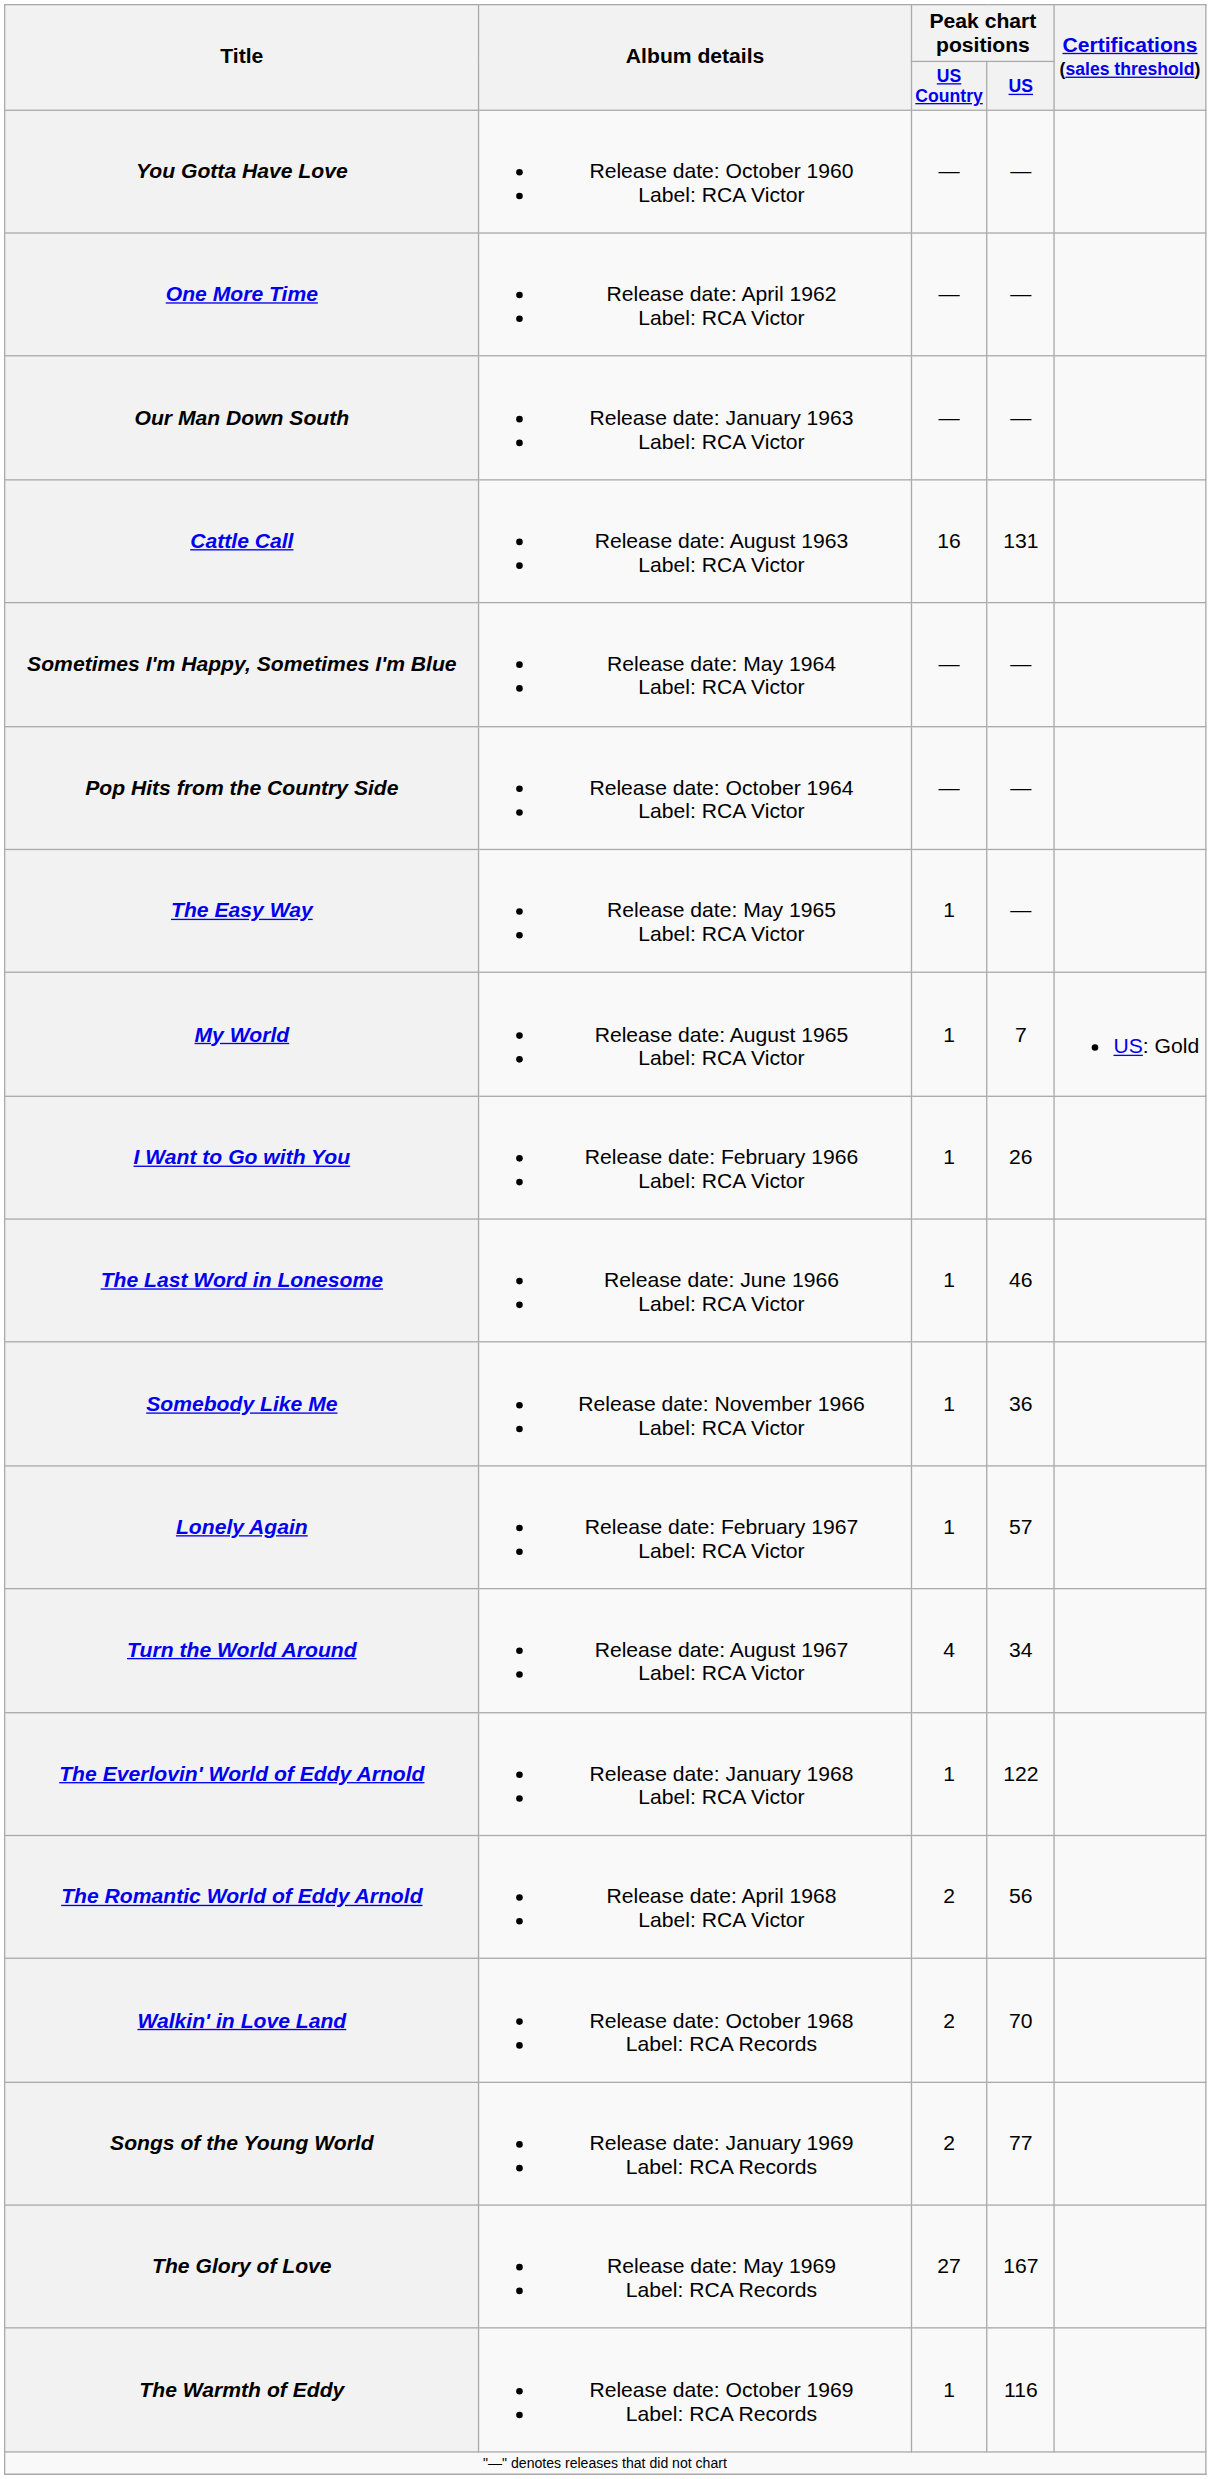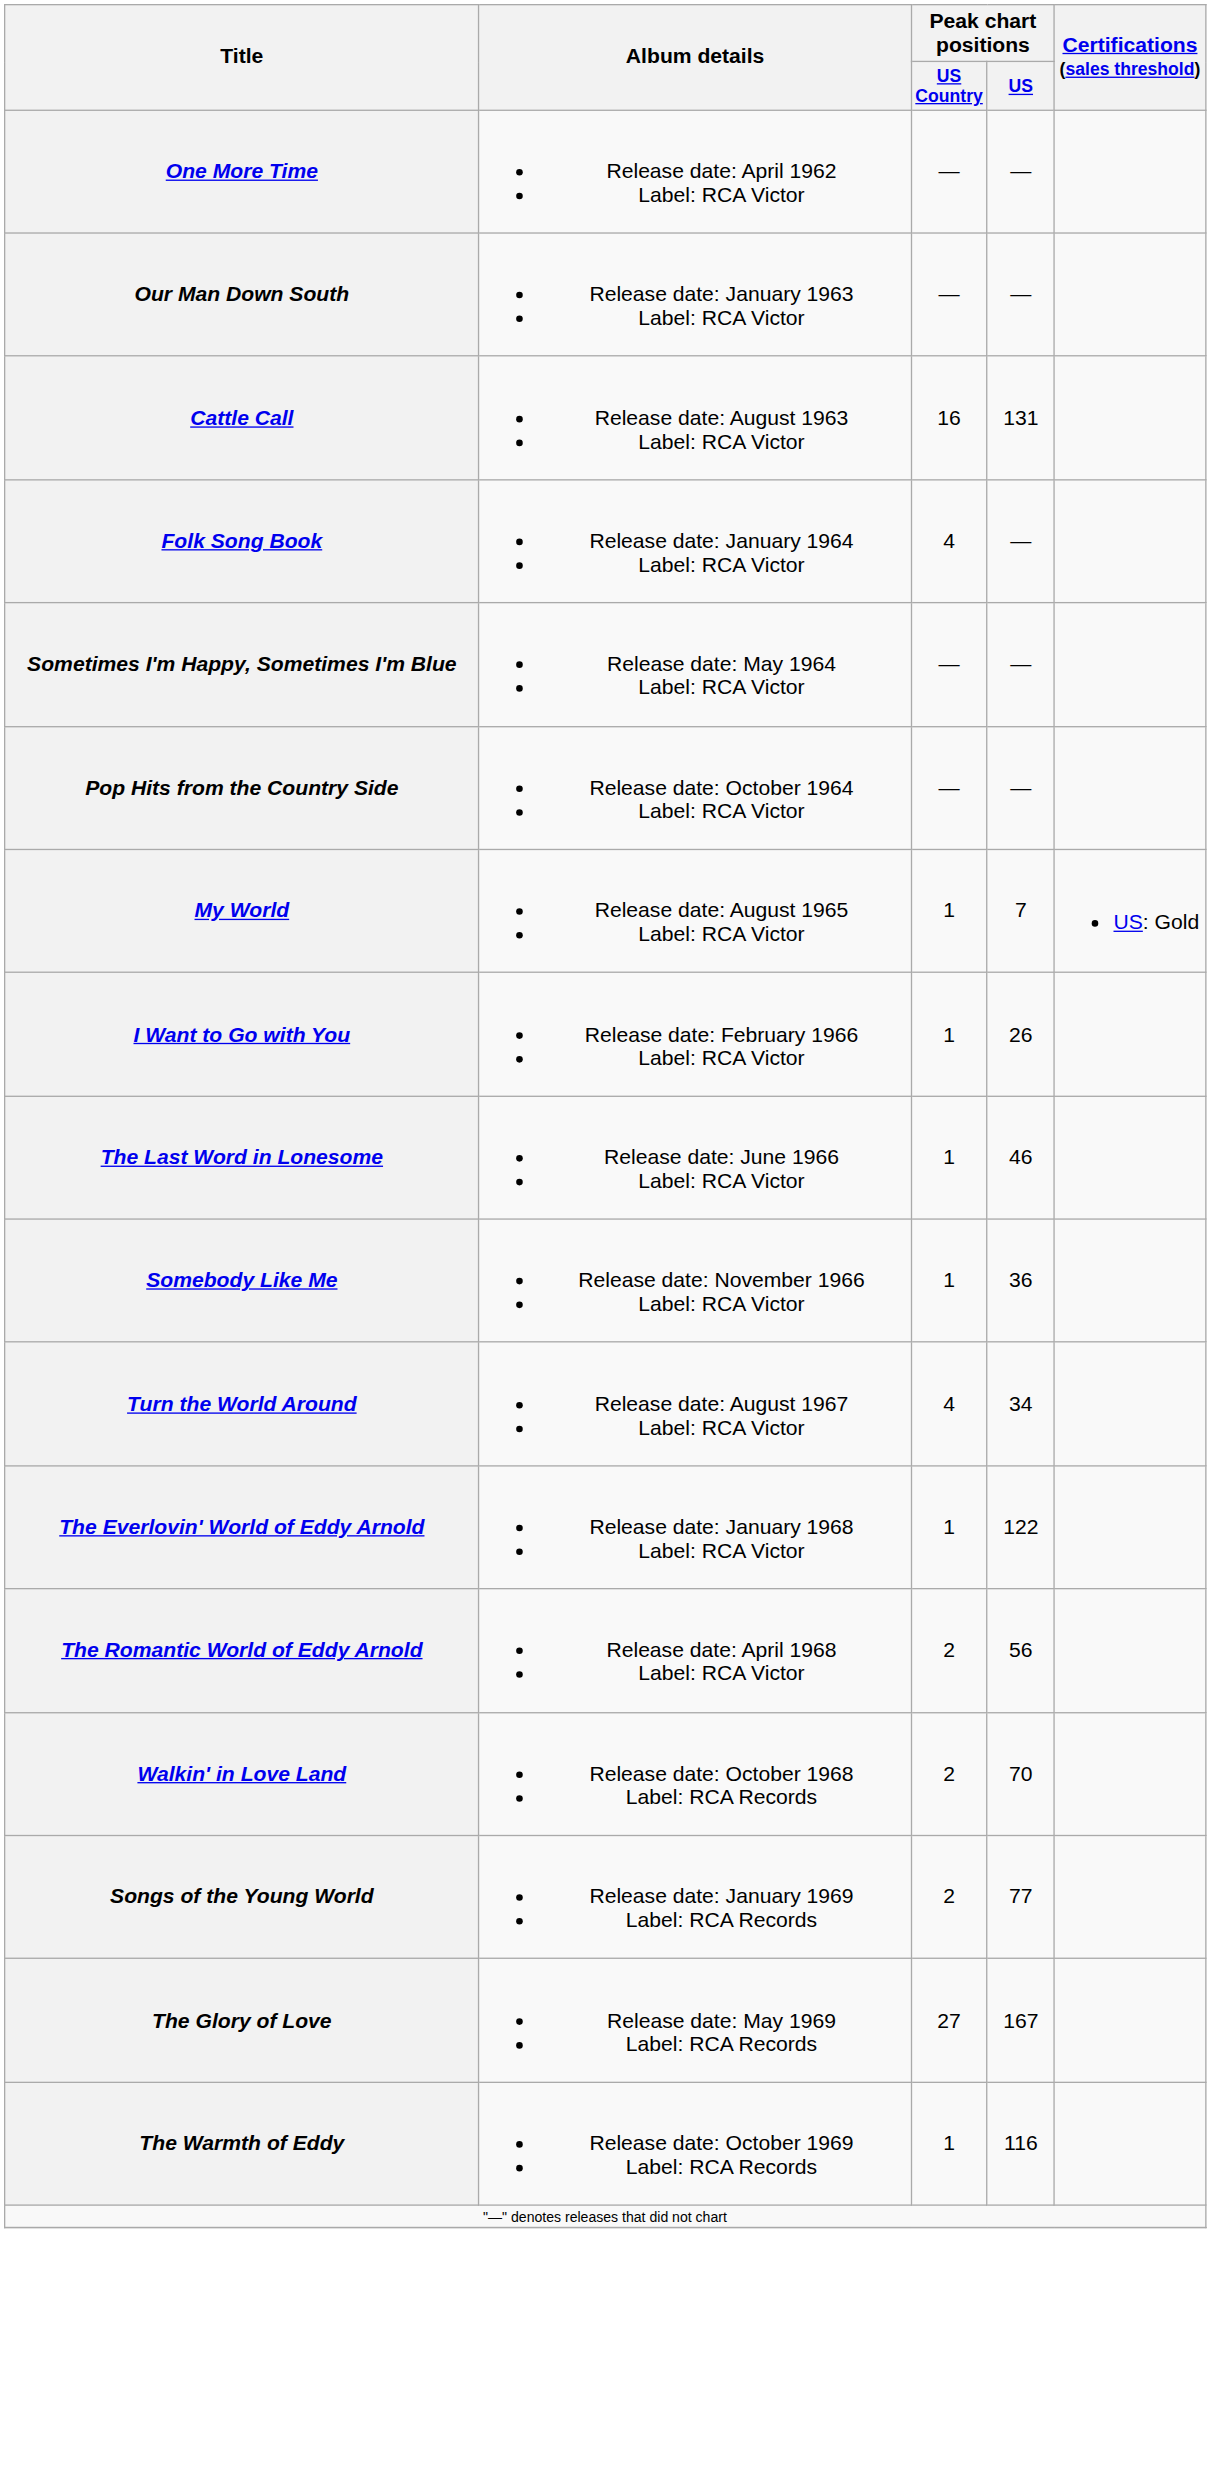- row: (242, 171)
+ row: (242, 541)
- row: (242, 910)
- row: (242, 1527)
